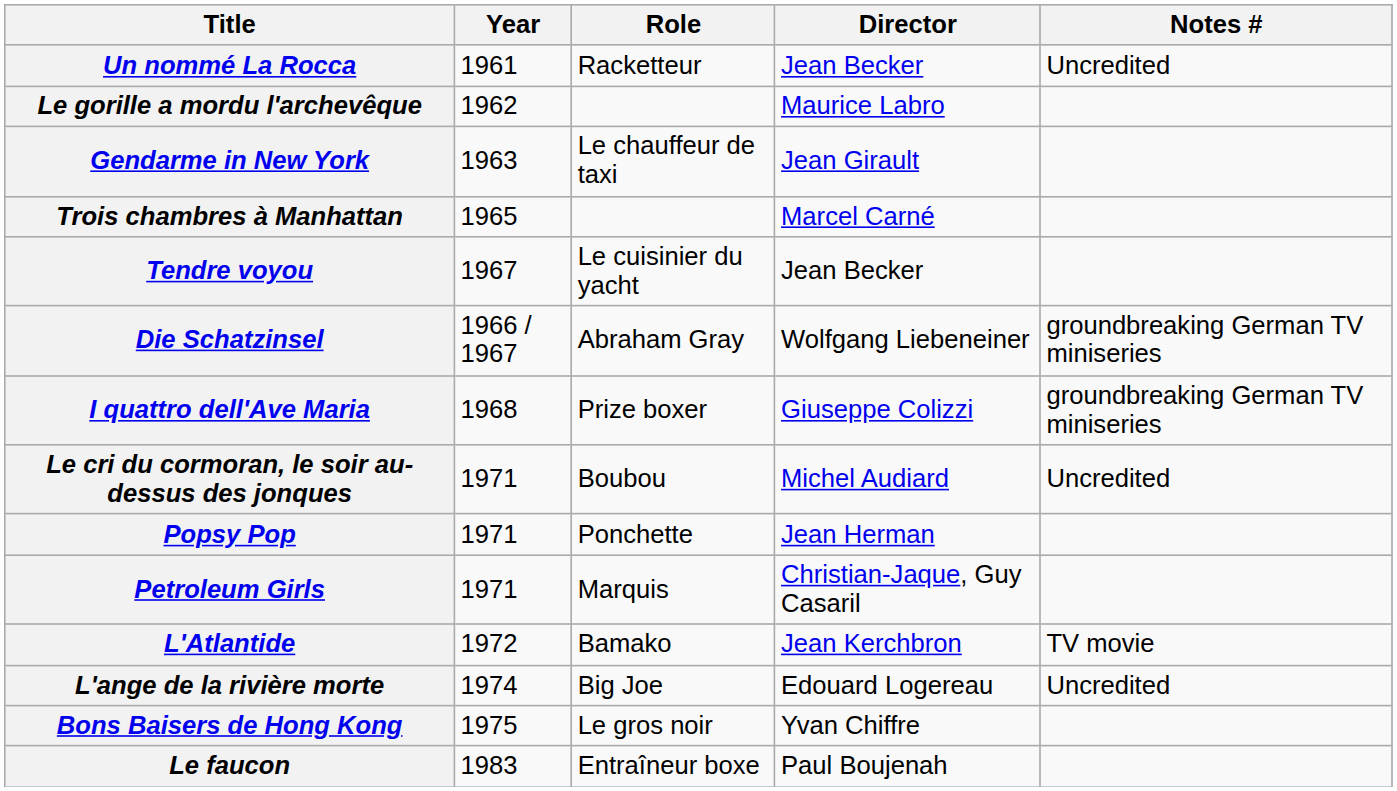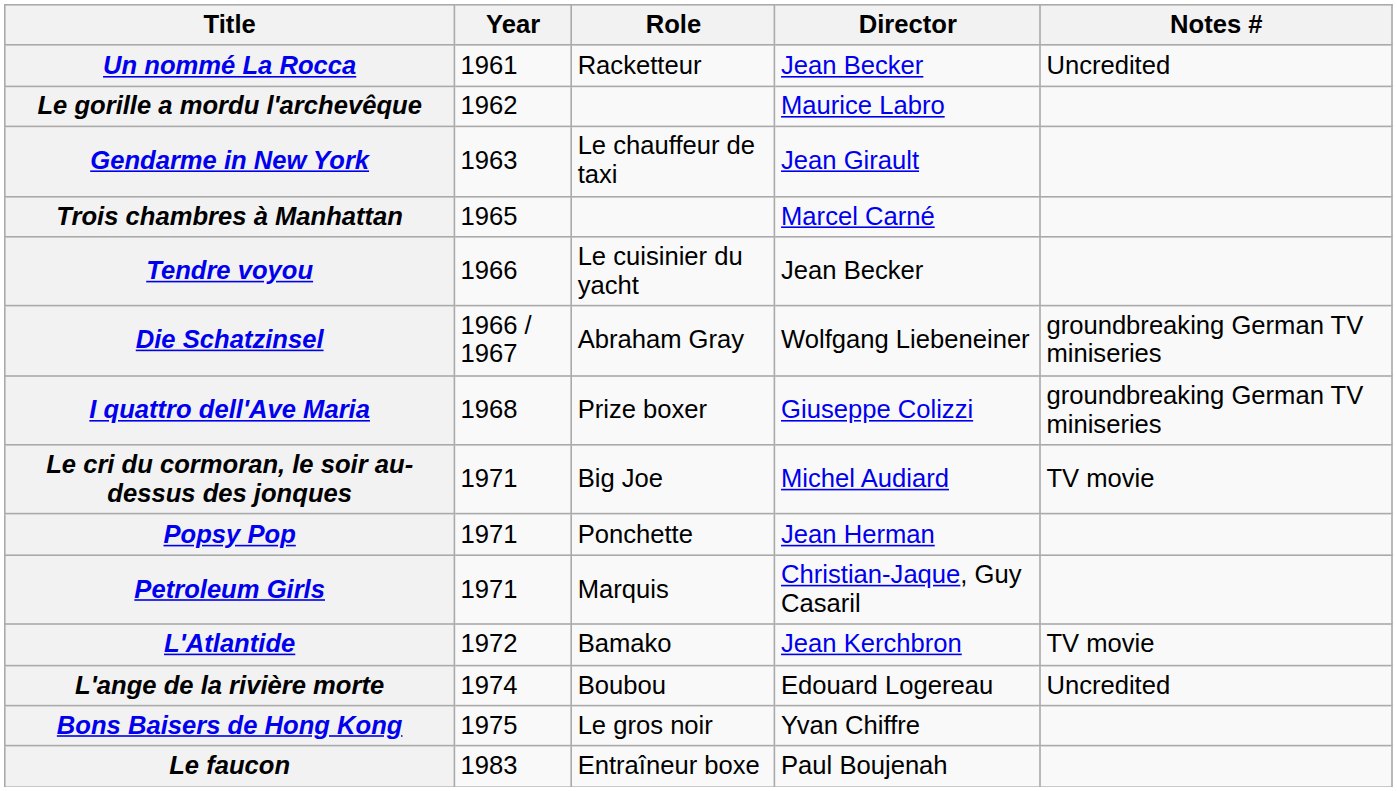(489, 271) 1967 -> (489, 271) 1966
(622, 479) Boubou -> (620, 479) Big Joe
(1108, 479) Uncredited -> (1100, 479) TV movie
(620, 684) Big Joe -> (622, 684) Boubou
